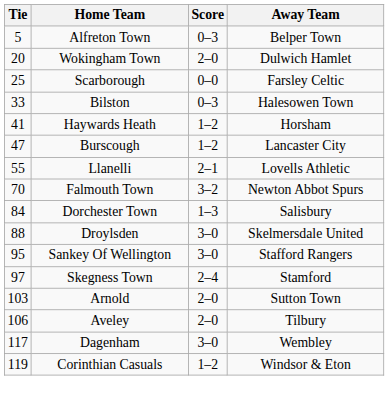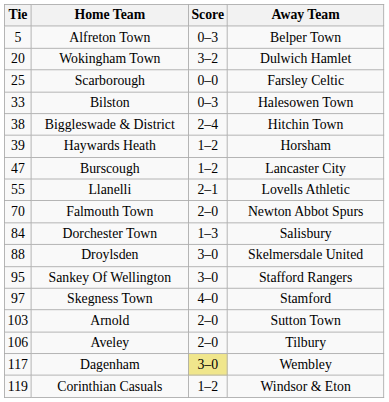(208, 59) 2–0 -> (208, 59) 3–2
+ row: (110, 124)
(18, 124) 41 -> (18, 146) 39
(208, 189) 3–2 -> (208, 211) 2–0
(208, 277) 2–4 -> (208, 299) 4–0
(208, 342) no background -> (208, 364) khaki background
